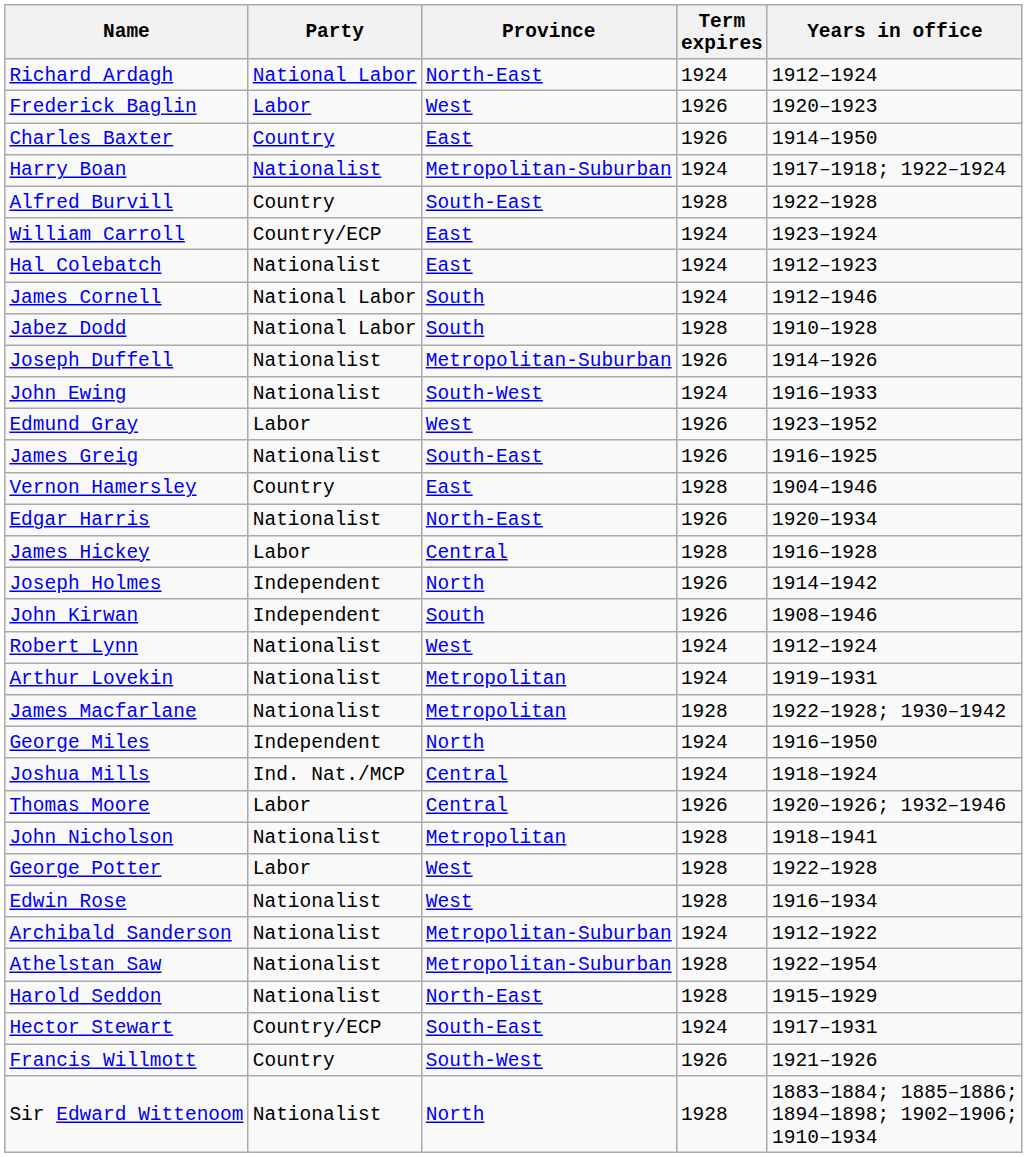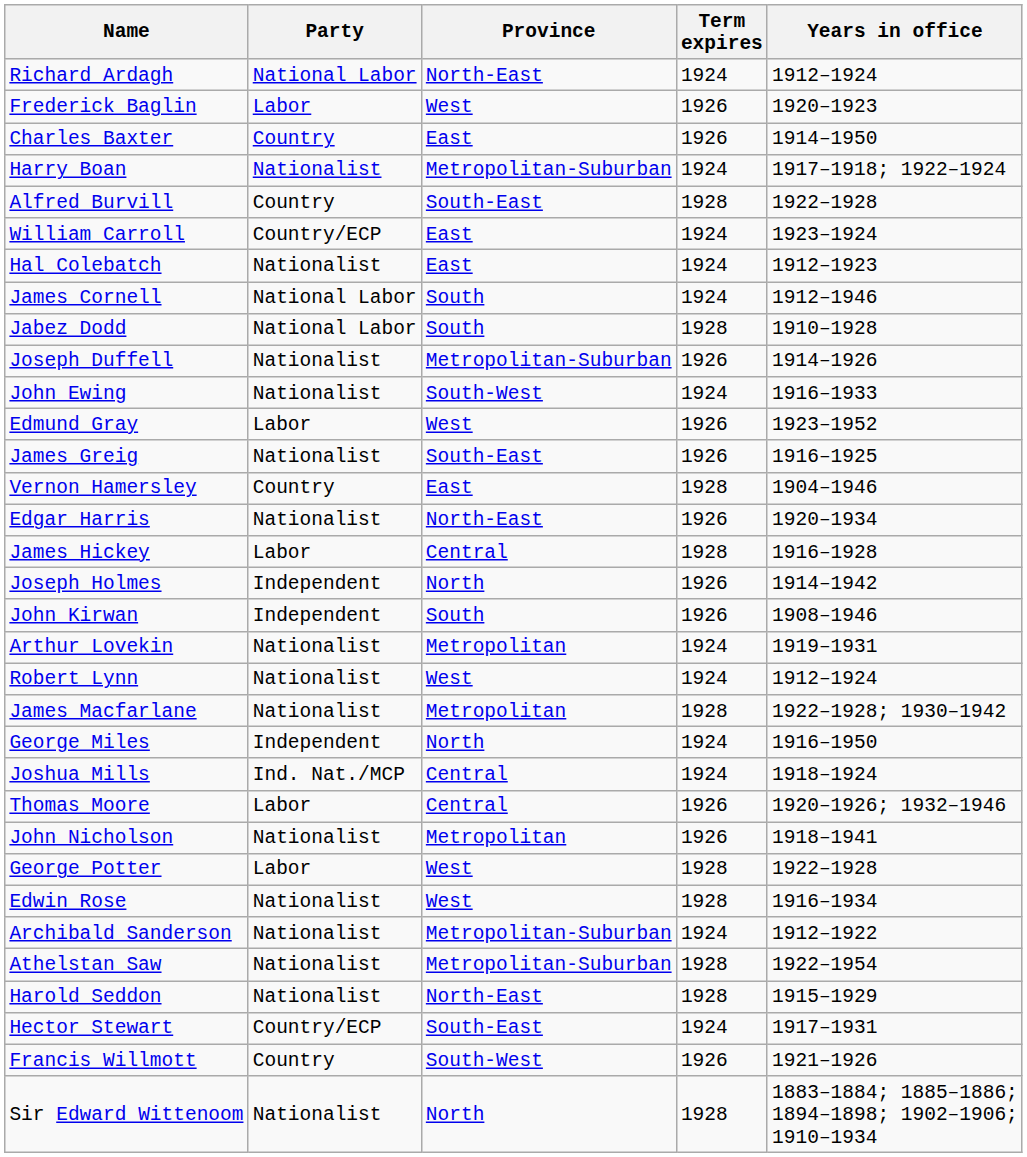rows swapped: (91, 679) <-> (74, 647)
(704, 838) 1928 -> (704, 838) 1926
